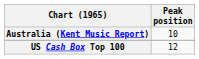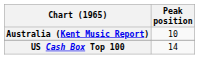(173, 47) 12 -> (173, 47) 14
